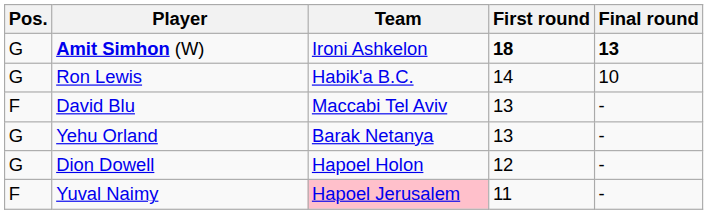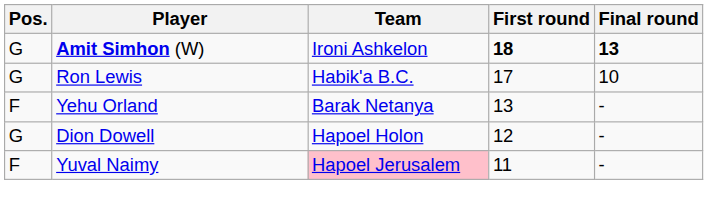(503, 77) 14 -> (503, 77) 17
- row: (96, 106)
(16, 135) G -> (14, 106) F
